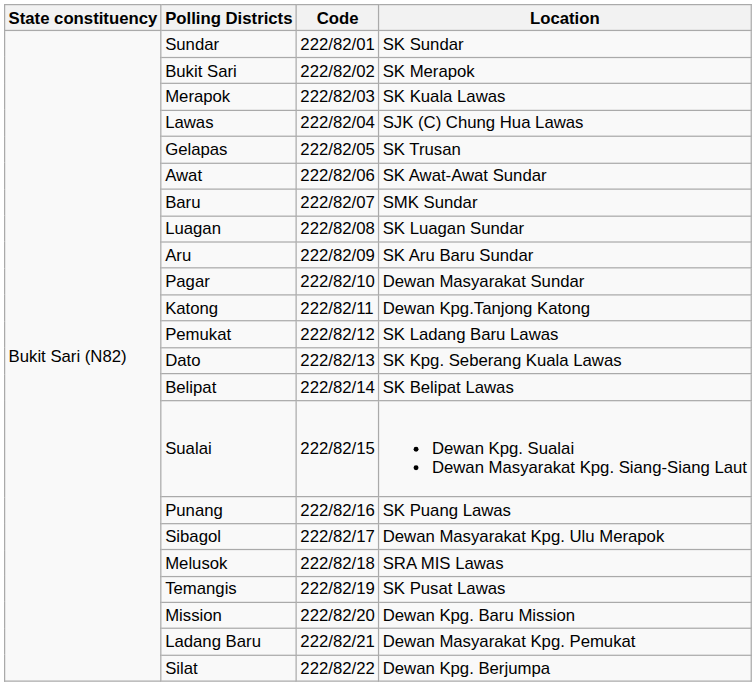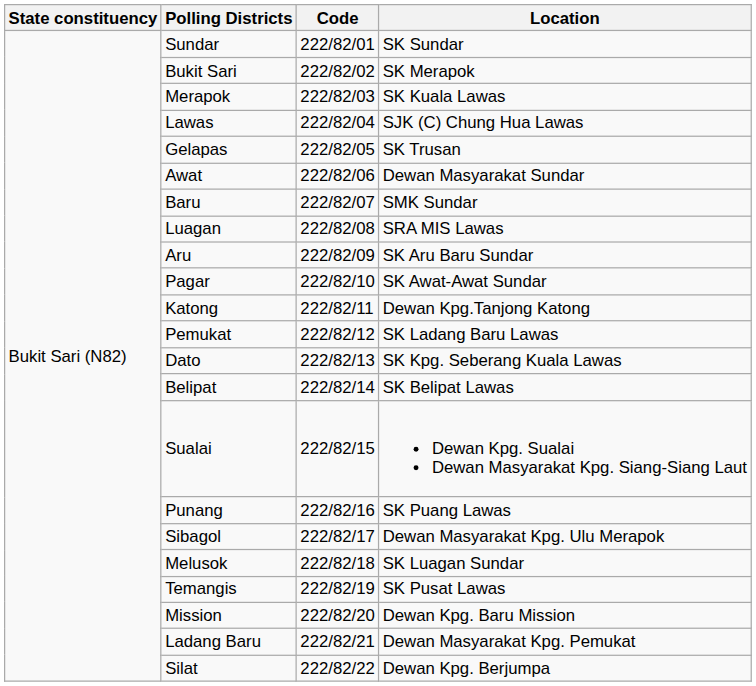(465, 176) SK Awat-Awat Sundar -> (484, 176) Dewan Masyarakat Sundar
(453, 228) SK Luagan Sundar -> (443, 228) SRA MIS Lawas
(484, 281) Dewan Masyarakat Sundar -> (465, 281) SK Awat-Awat Sundar
(443, 562) SRA MIS Lawas -> (453, 562) SK Luagan Sundar
